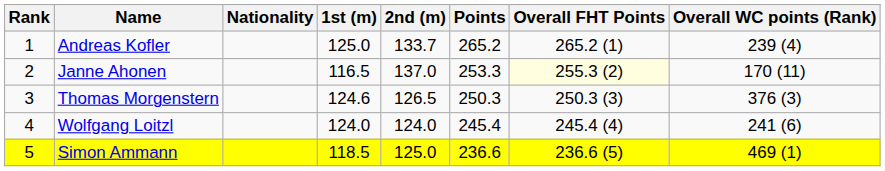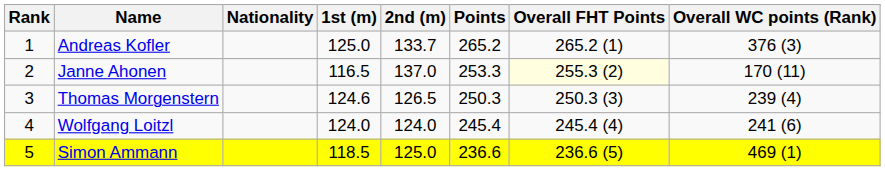(775, 44) 239 (4) -> (775, 44) 376 (3)
(775, 98) 376 (3) -> (775, 98) 239 (4)
